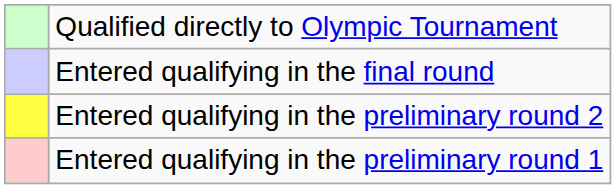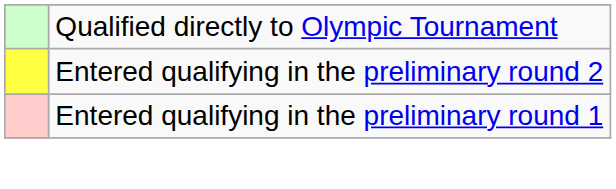- row: (275, 71)
